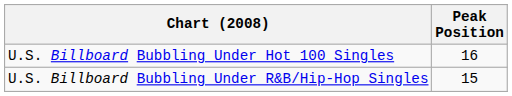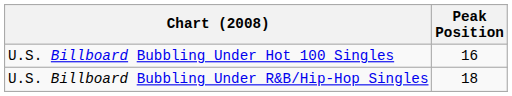(470, 79) 15 -> (470, 79) 18
